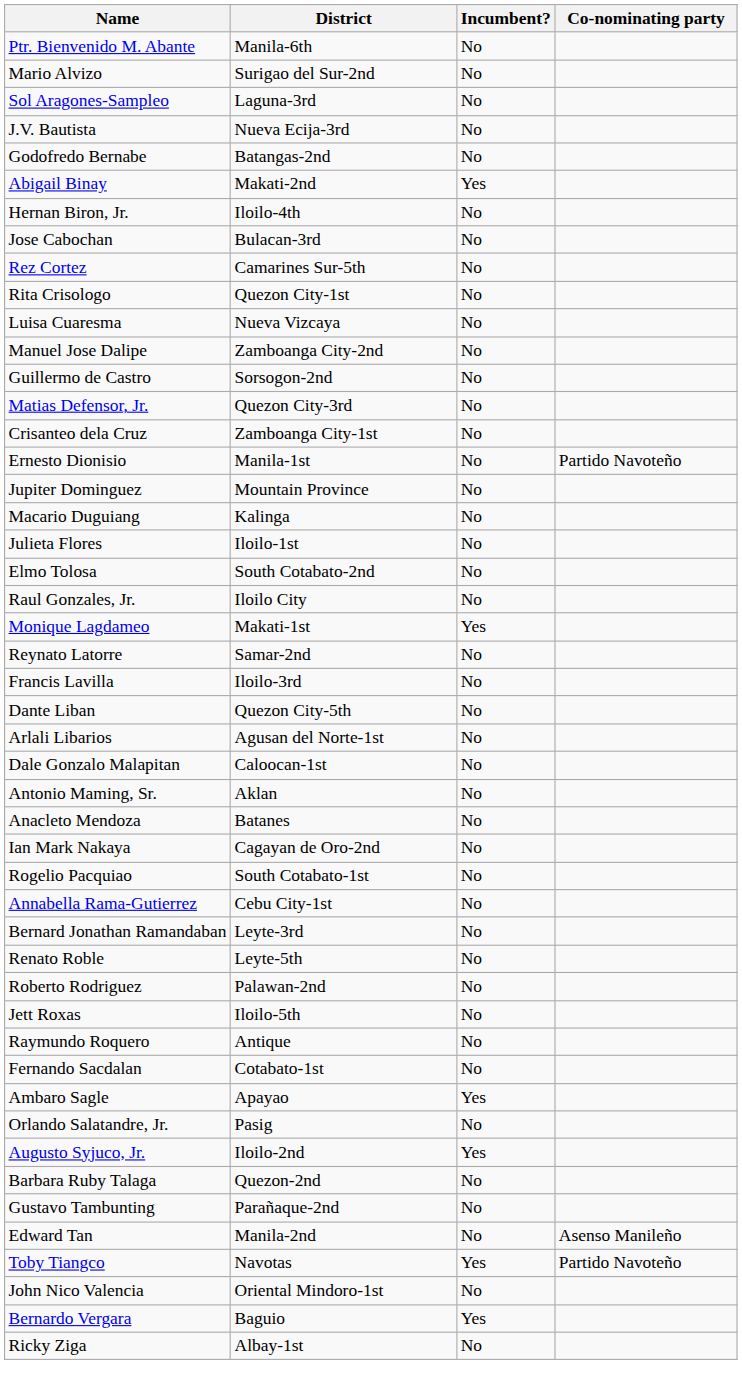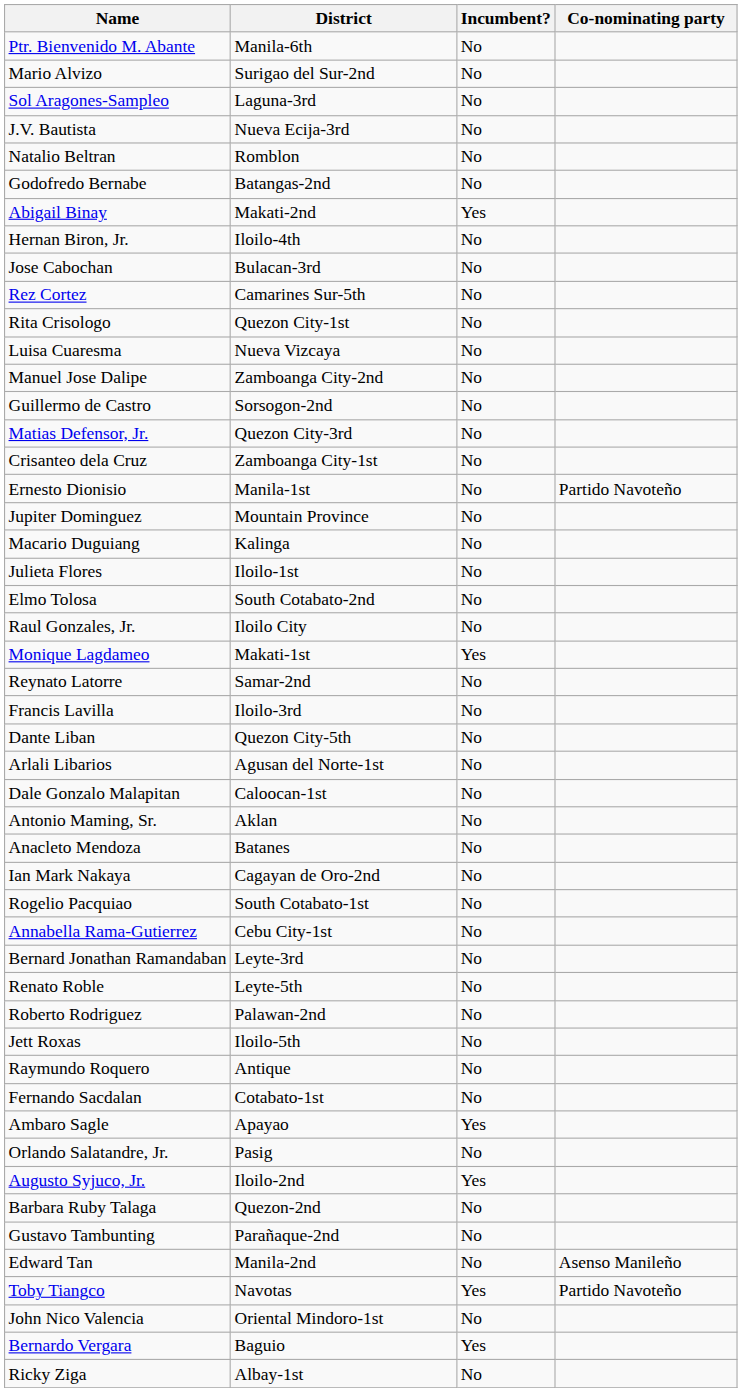+ row: (62, 156)
